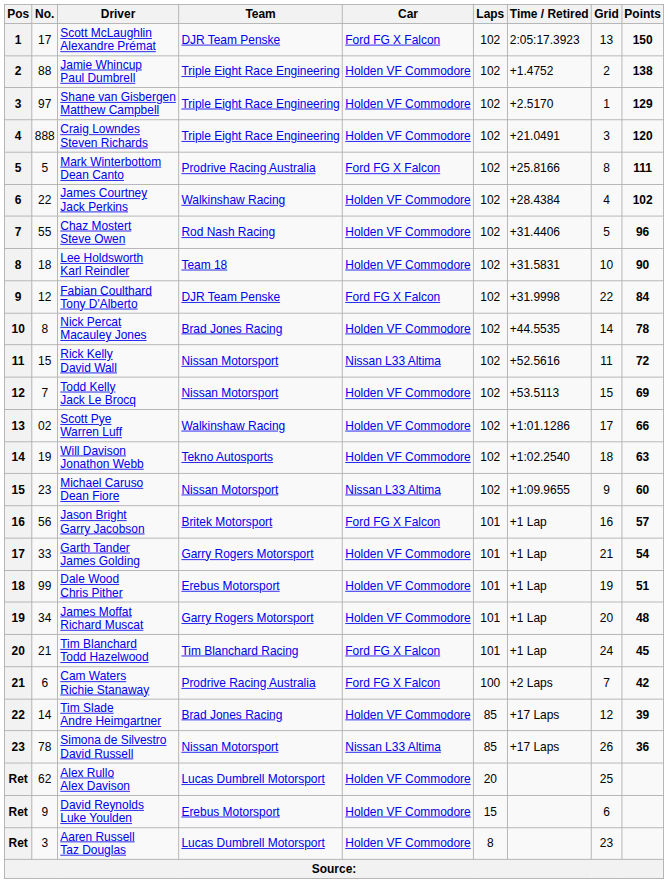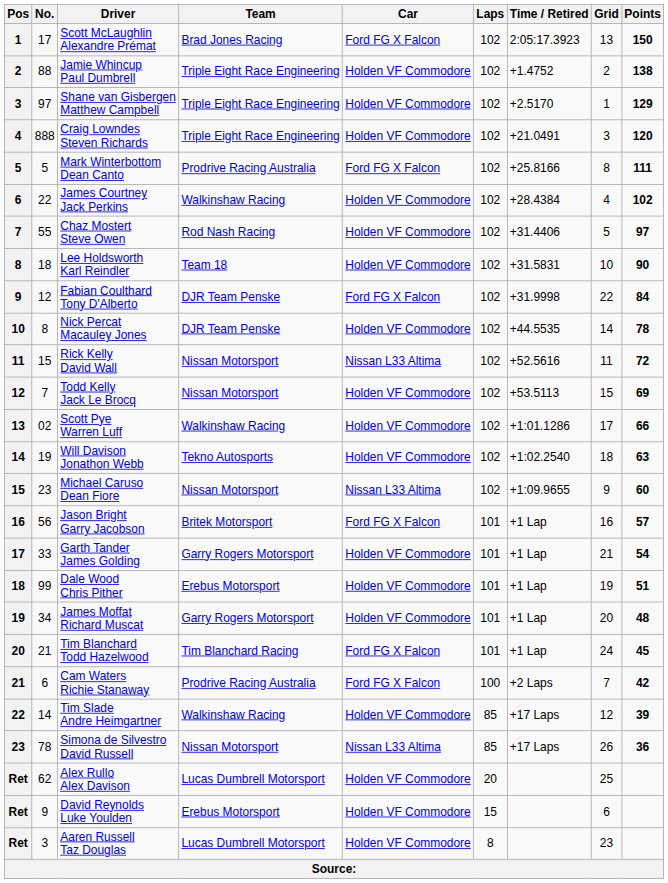(231, 40) DJR Team Penske -> (232, 40) Brad Jones Racing
(643, 233) 96 -> (643, 233) 97
(232, 329) Brad Jones Racing -> (231, 329) DJR Team Penske
(232, 715) Brad Jones Racing -> (233, 715) Walkinshaw Racing
